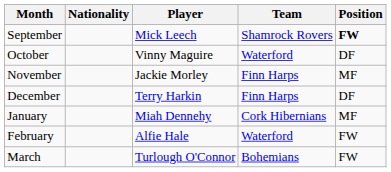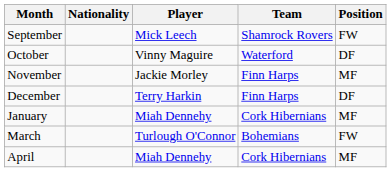(349, 34) bold -> (348, 34) normal
- row: (30, 136)
+ row: (21, 156)
